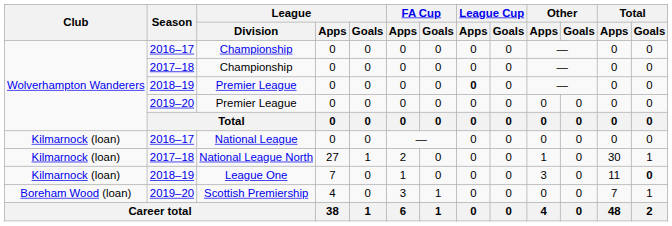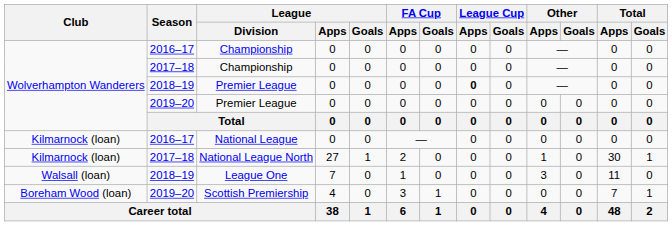(76, 175) Kilmarnock (loan) -> (76, 175) Walsall (loan)
(649, 175) bold -> (649, 175) normal
